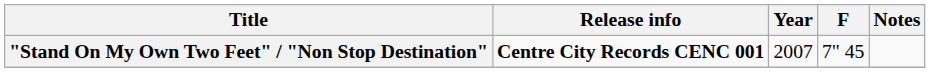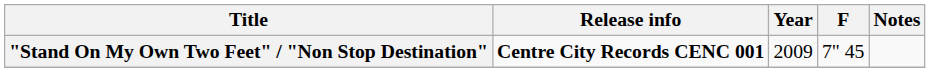(793, 51) 2007 -> (793, 51) 2009
